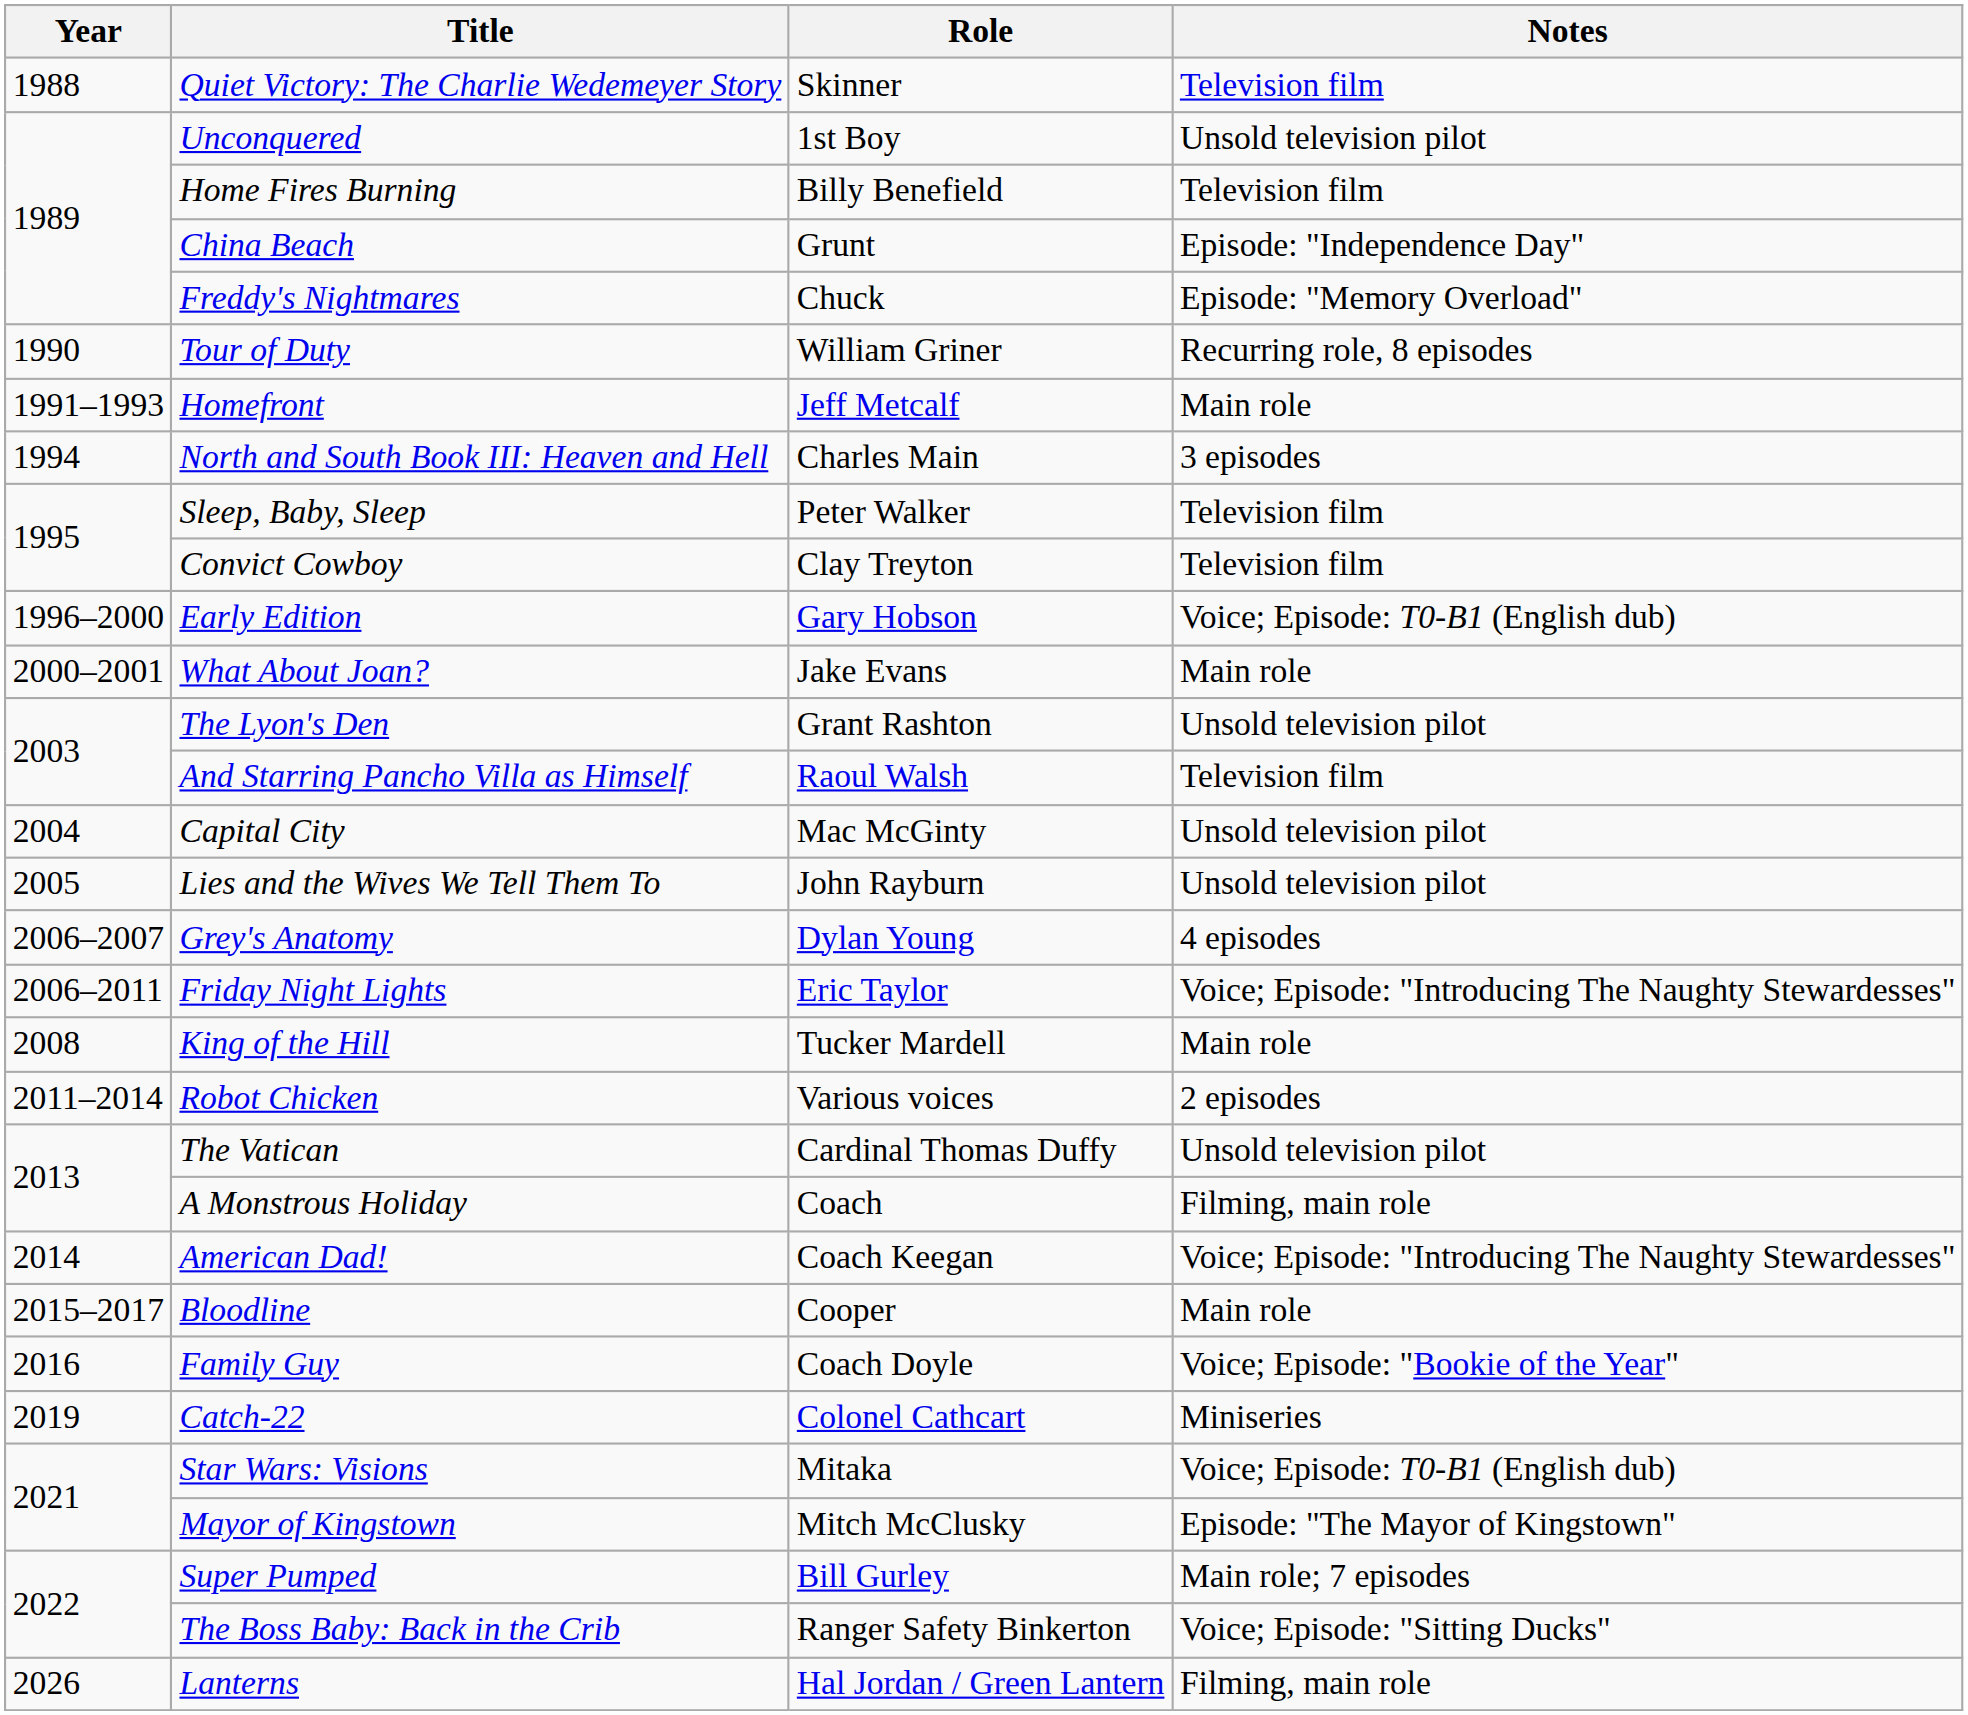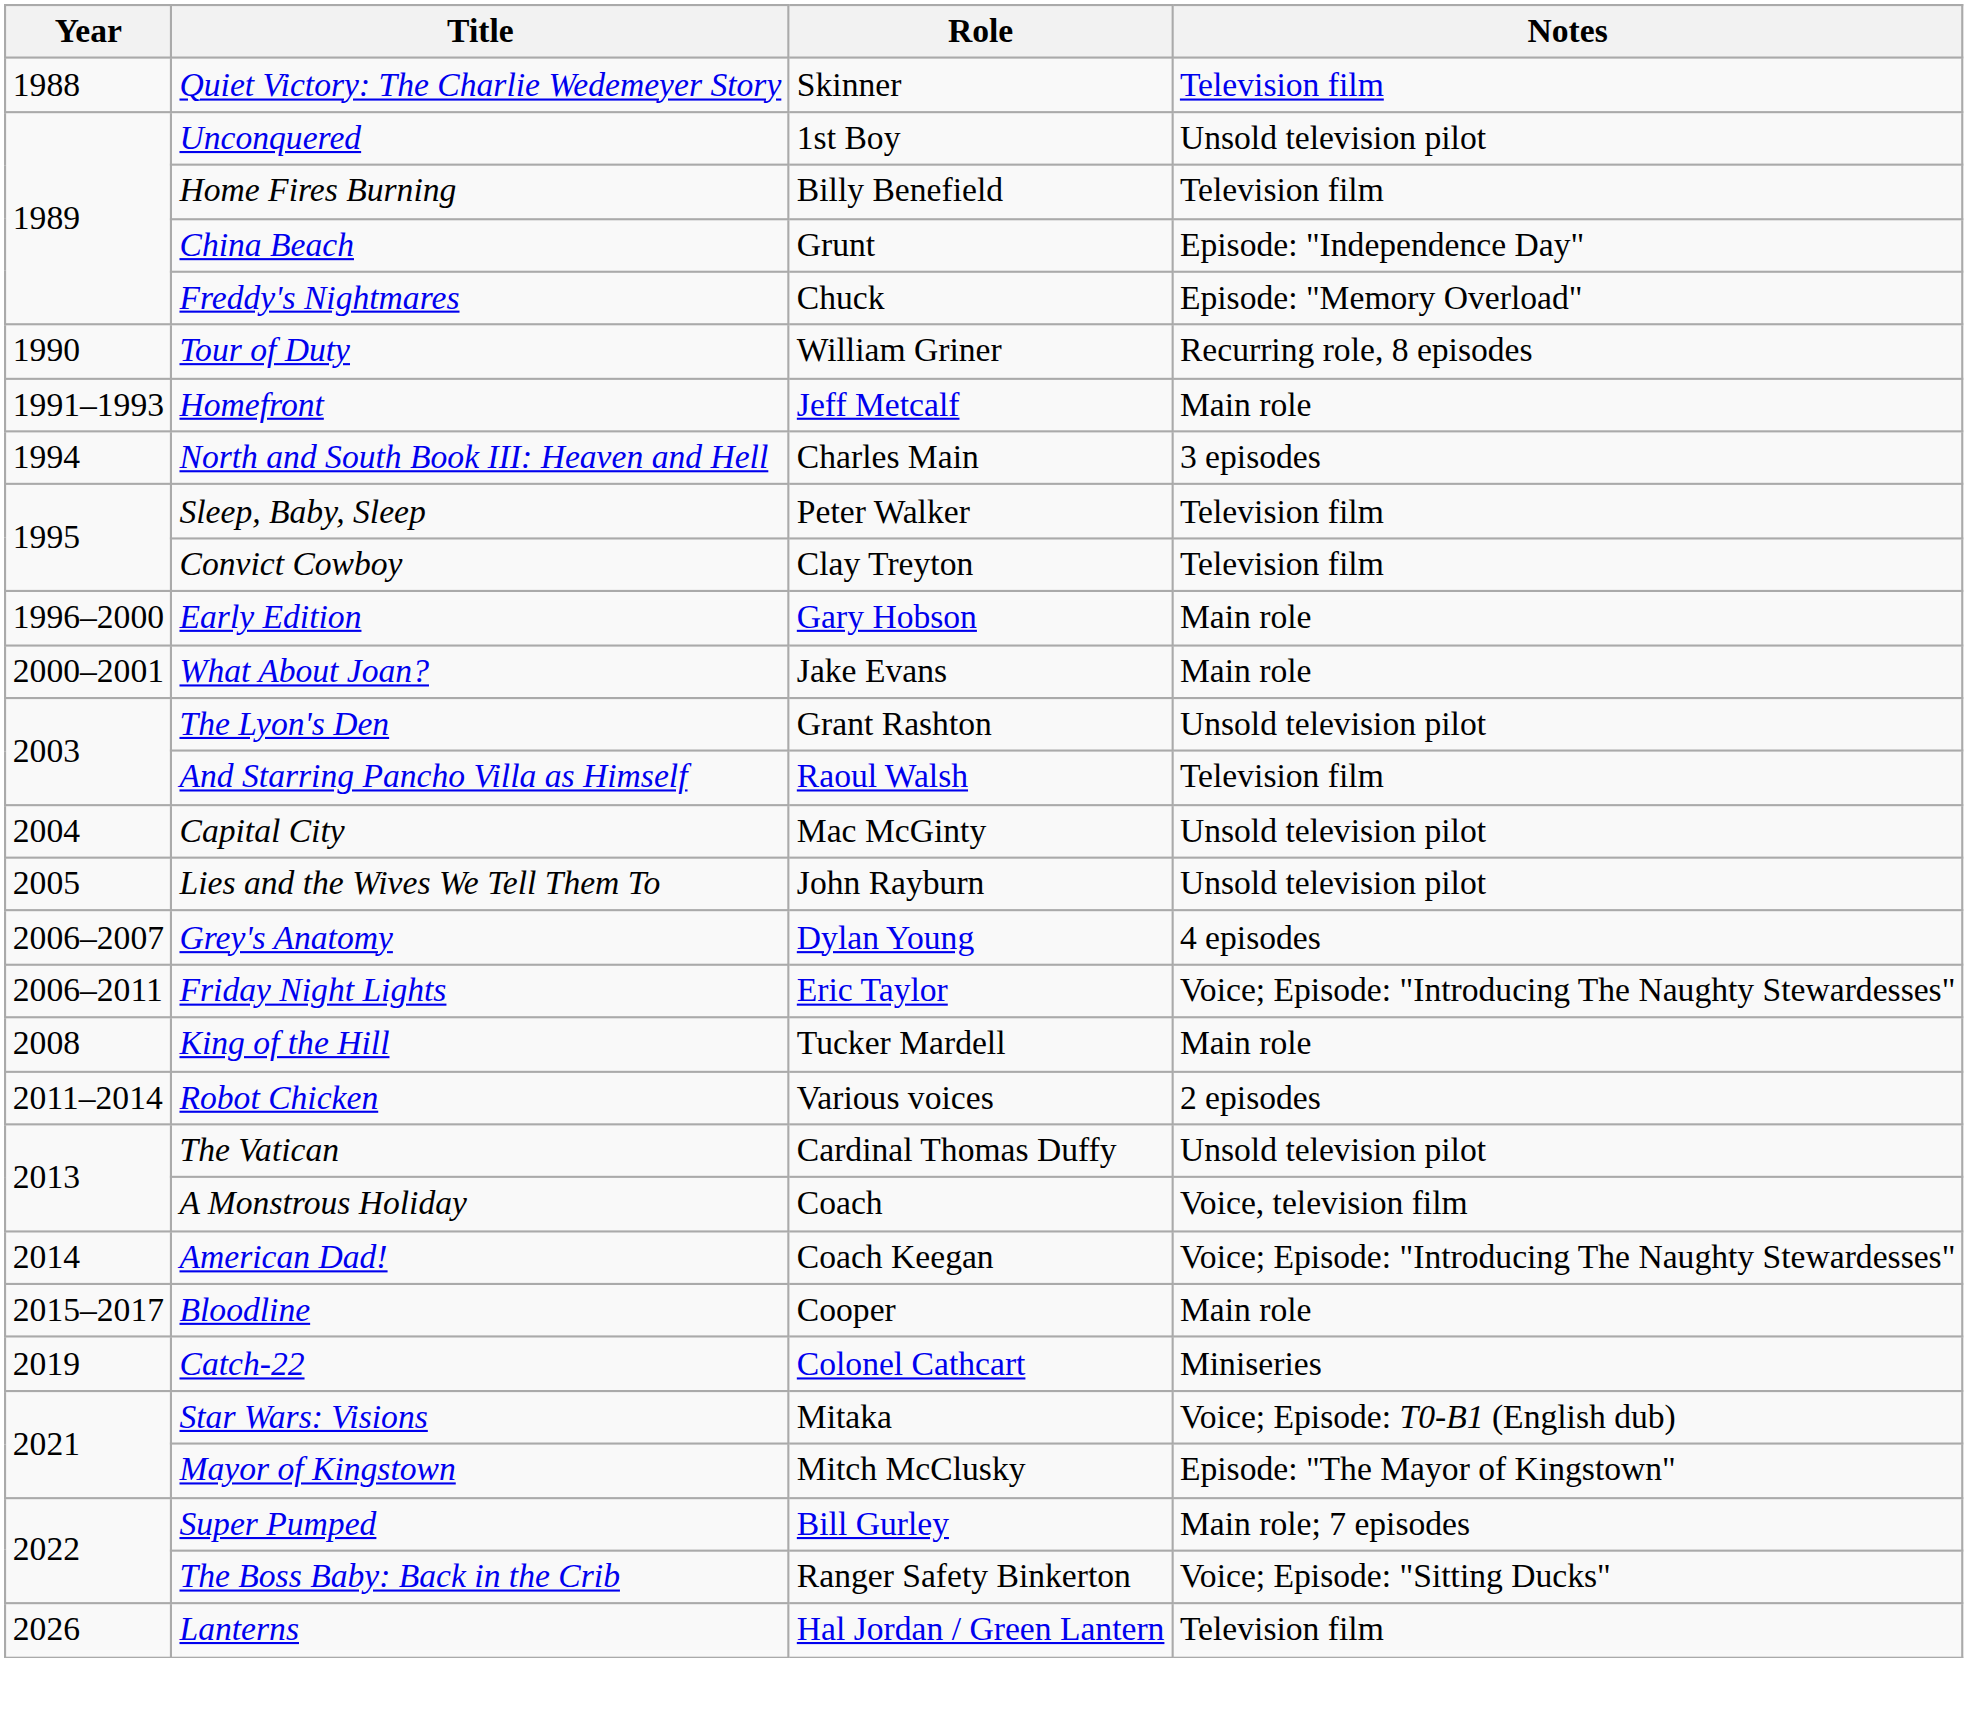(1428, 617) Voice; Episode: T0-B1 (English dub) -> (1246, 617) Main role
(1305, 1203) Filming, main role -> (1324, 1203) Voice, television film
- row: (259, 1363)
(1305, 1683) Filming, main role -> (1282, 1629) Television film
